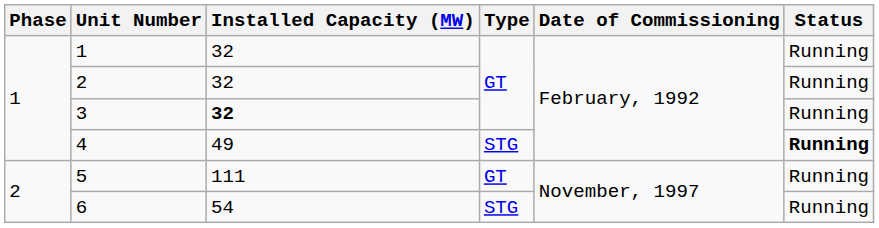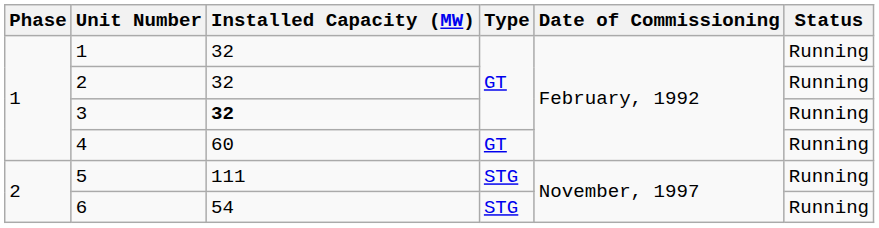(222, 145) 49 -> (222, 145) 60
(501, 145) STG -> (495, 145) GT
(829, 145) bold -> (829, 145) normal
(495, 176) GT -> (501, 176) STG
